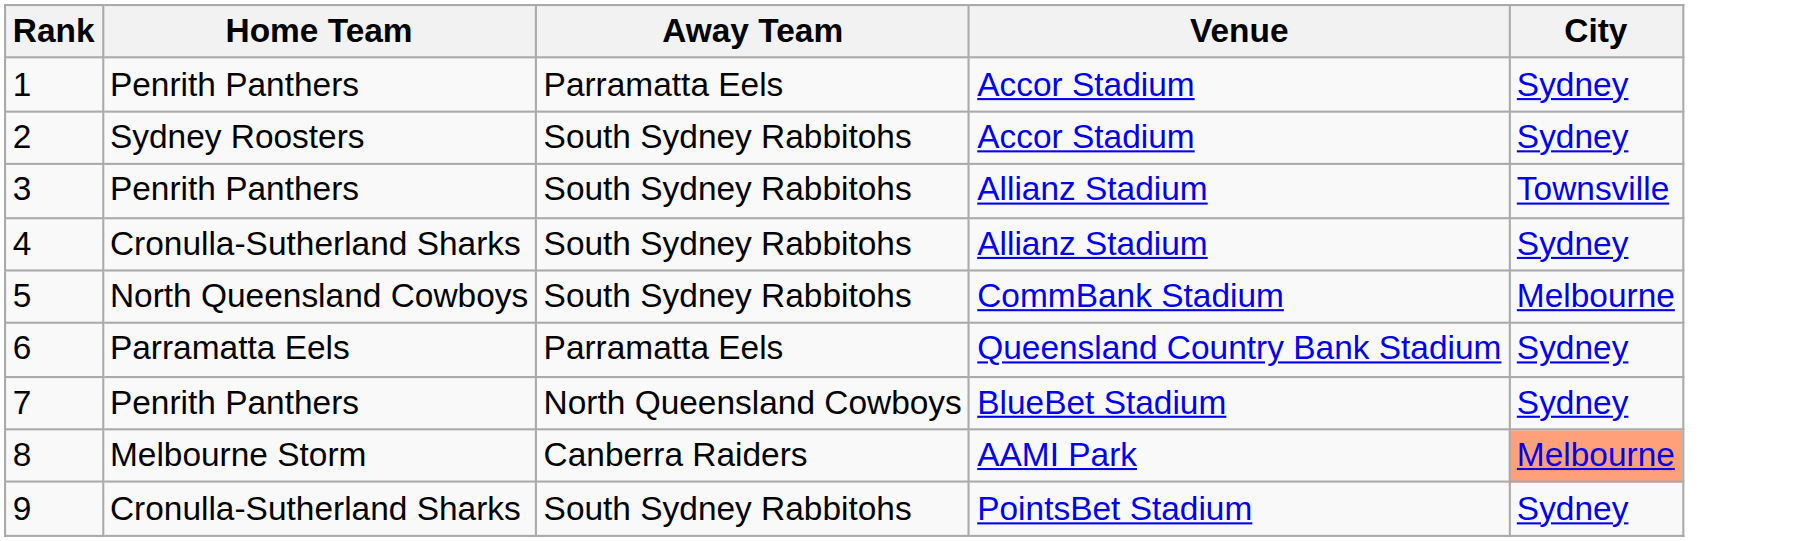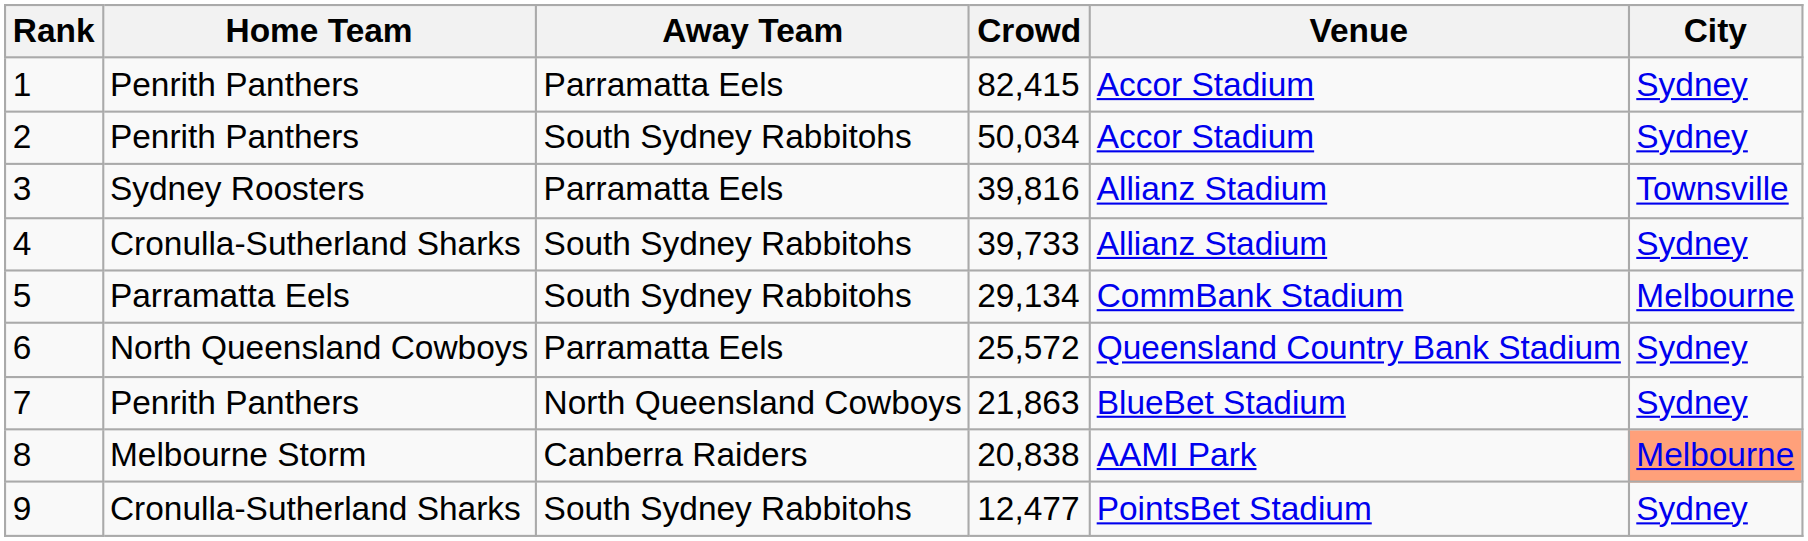+ column: (1029, 31)
(237, 137) Sydney Roosters -> (234, 137) Penrith Panthers
(234, 190) Penrith Panthers -> (237, 190) Sydney Roosters
(728, 190) South Sydney Rabbitohs -> (663, 190) Parramatta Eels
(319, 296) North Queensland Cowboys -> (230, 296) Parramatta Eels
(230, 349) Parramatta Eels -> (319, 349) North Queensland Cowboys
